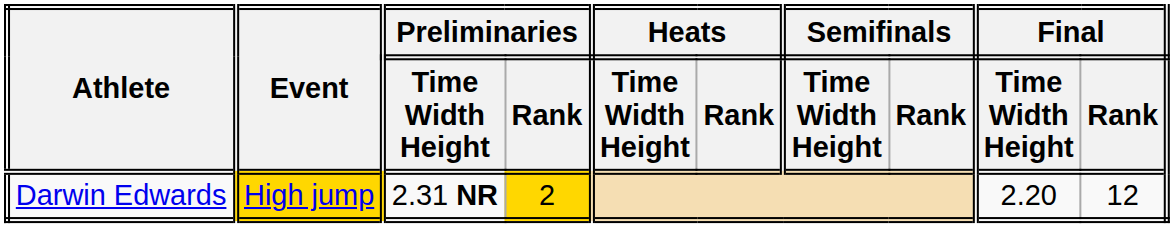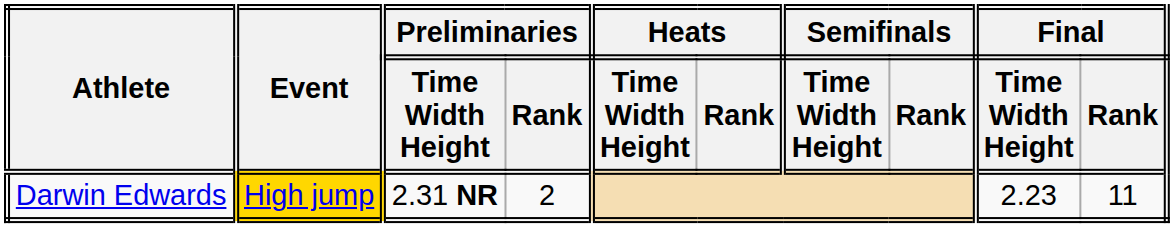(547, 196) gold background -> (547, 196) no background
(1029, 196) 2.20 -> (1029, 196) 2.23
(1123, 196) 12 -> (1123, 196) 11
